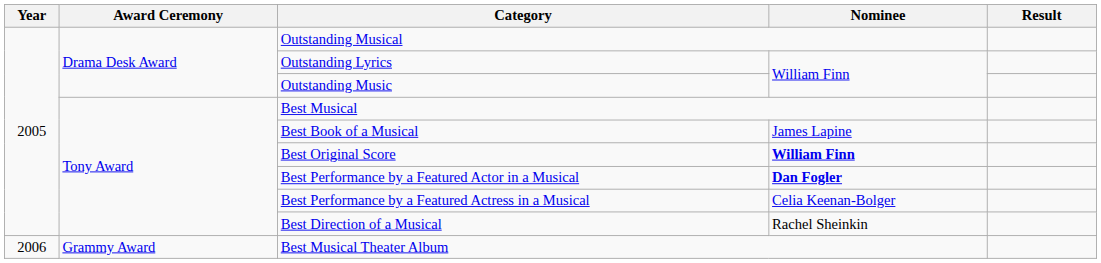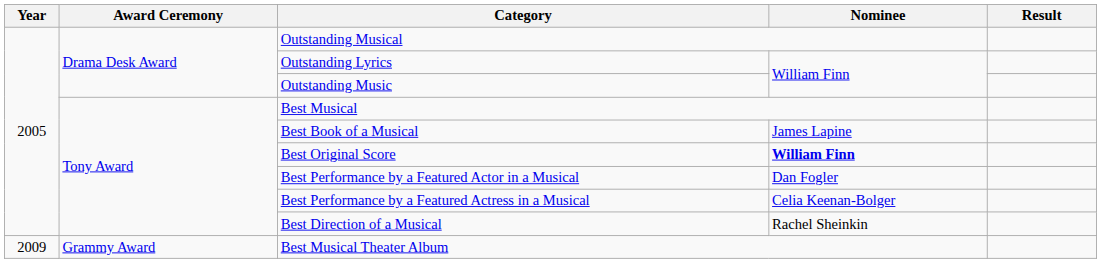(807, 177) bold -> (805, 177) normal
(32, 246) 2006 -> (32, 246) 2009
